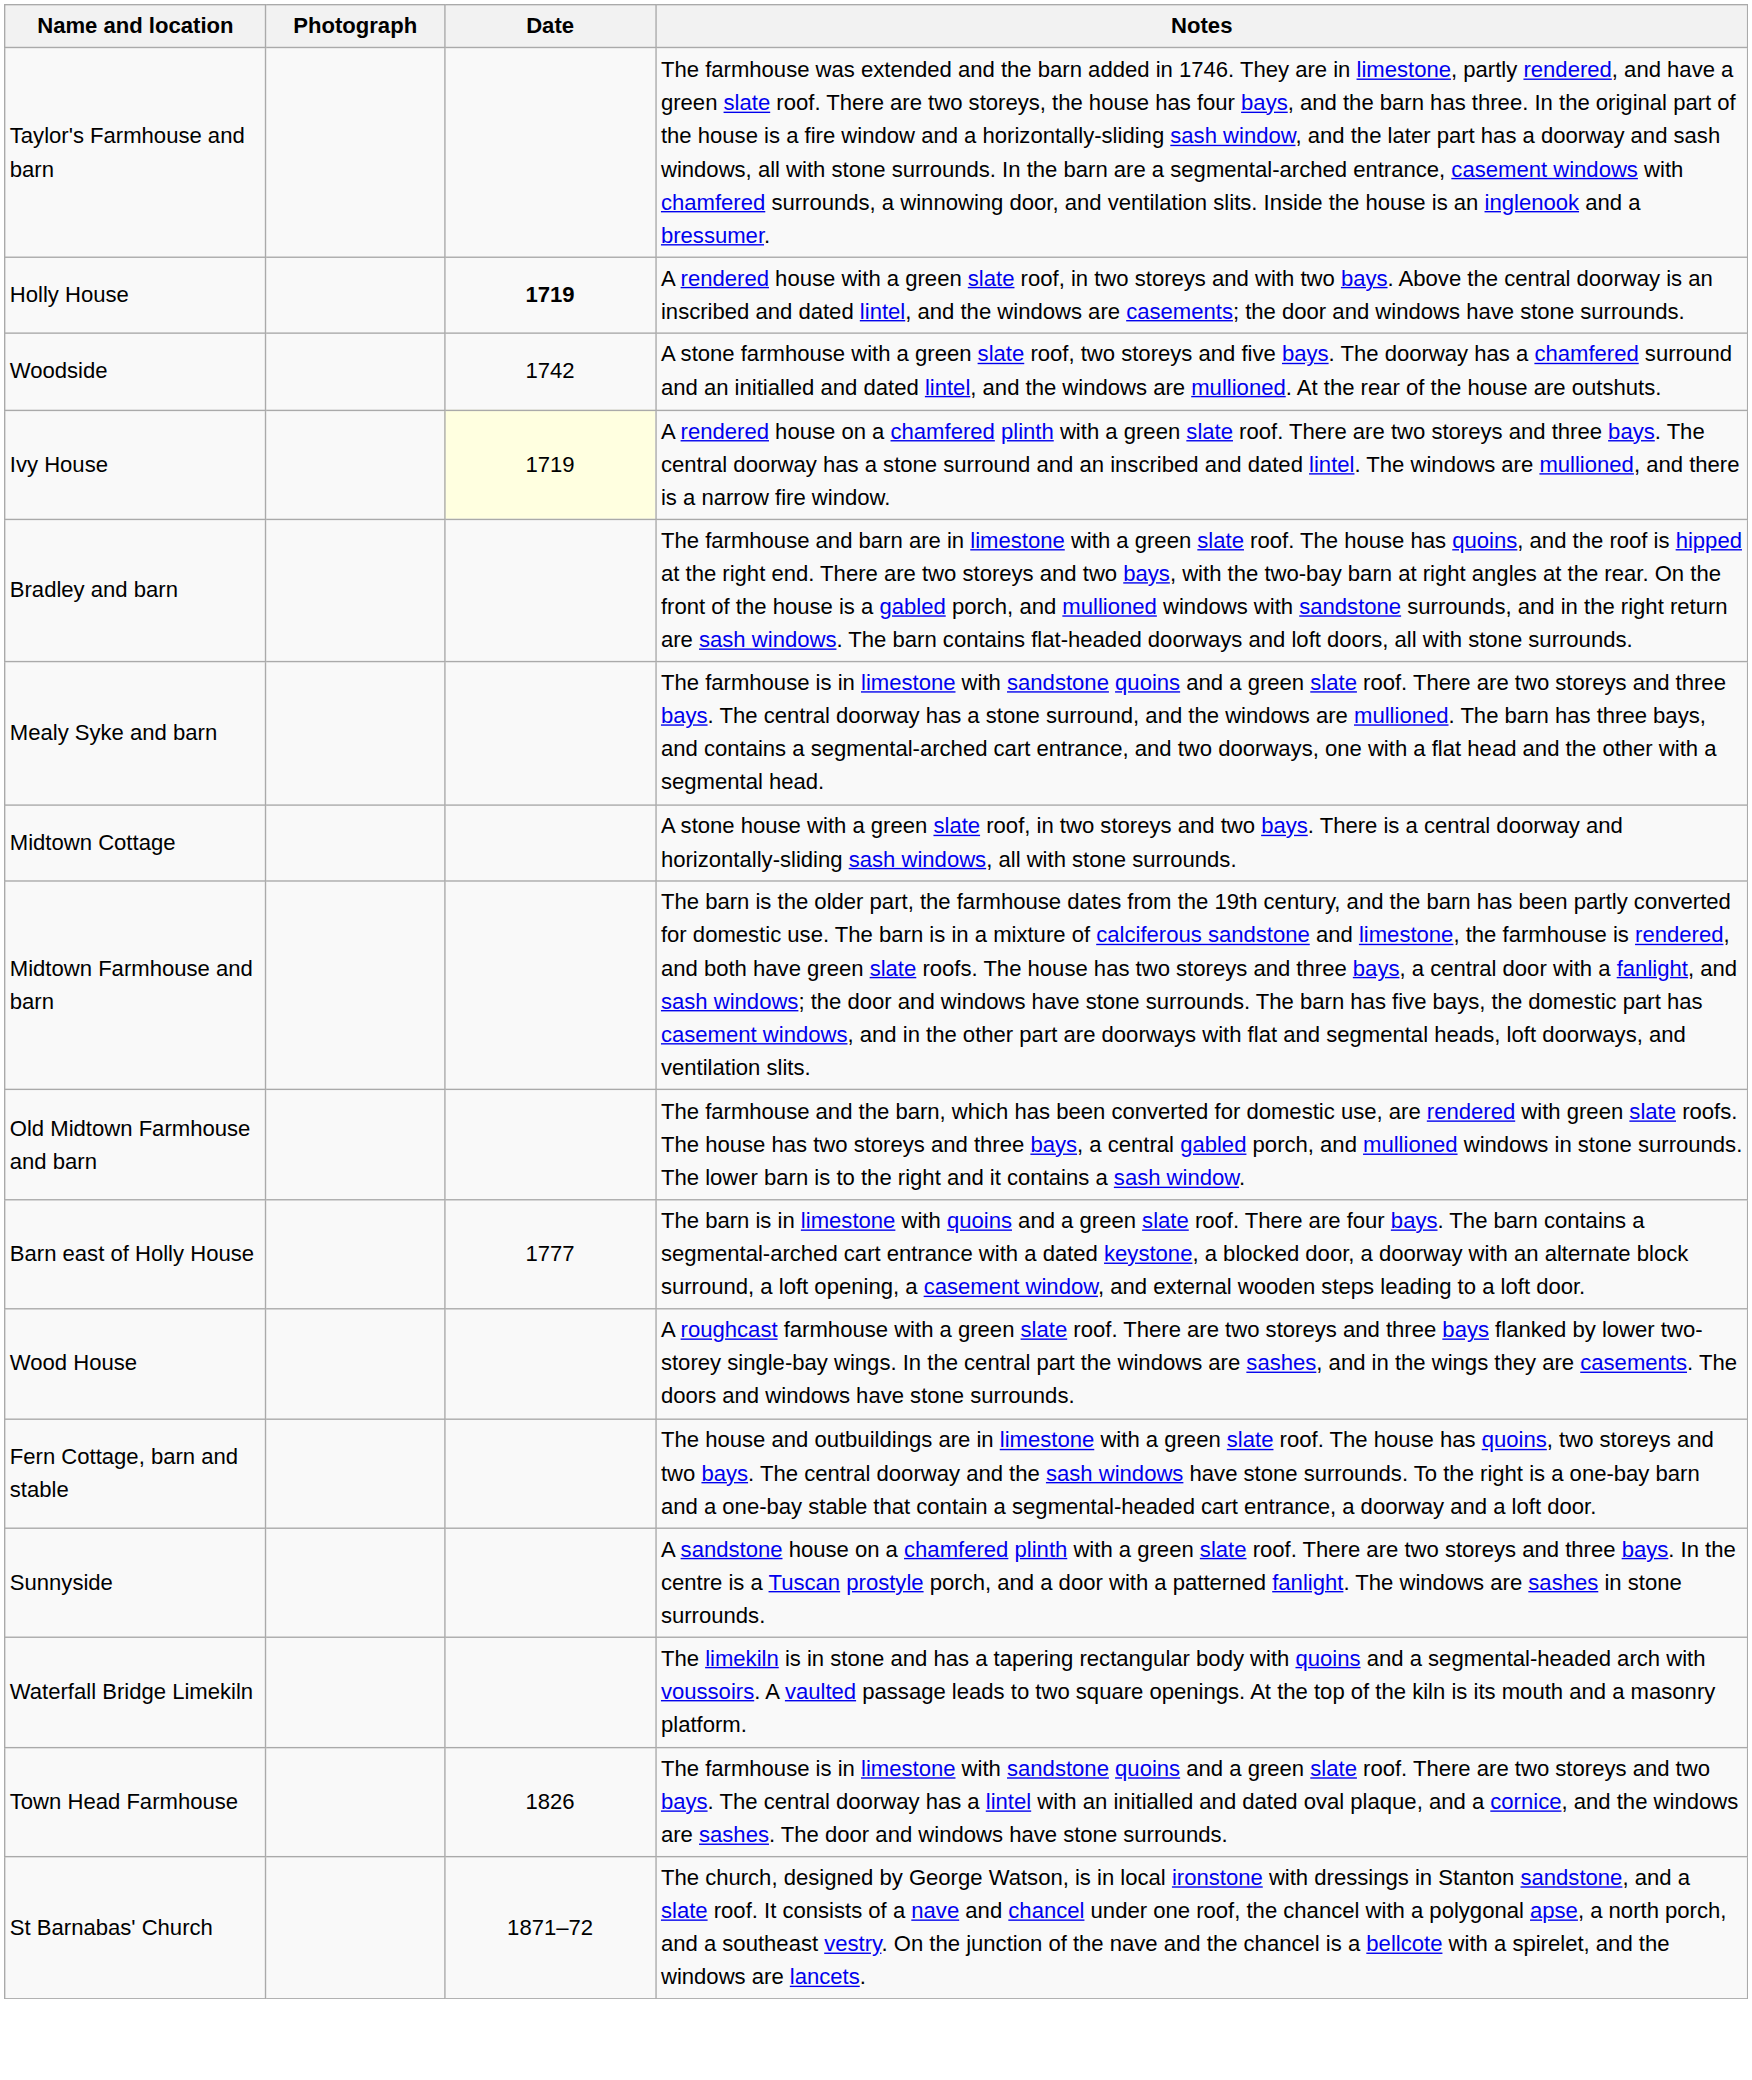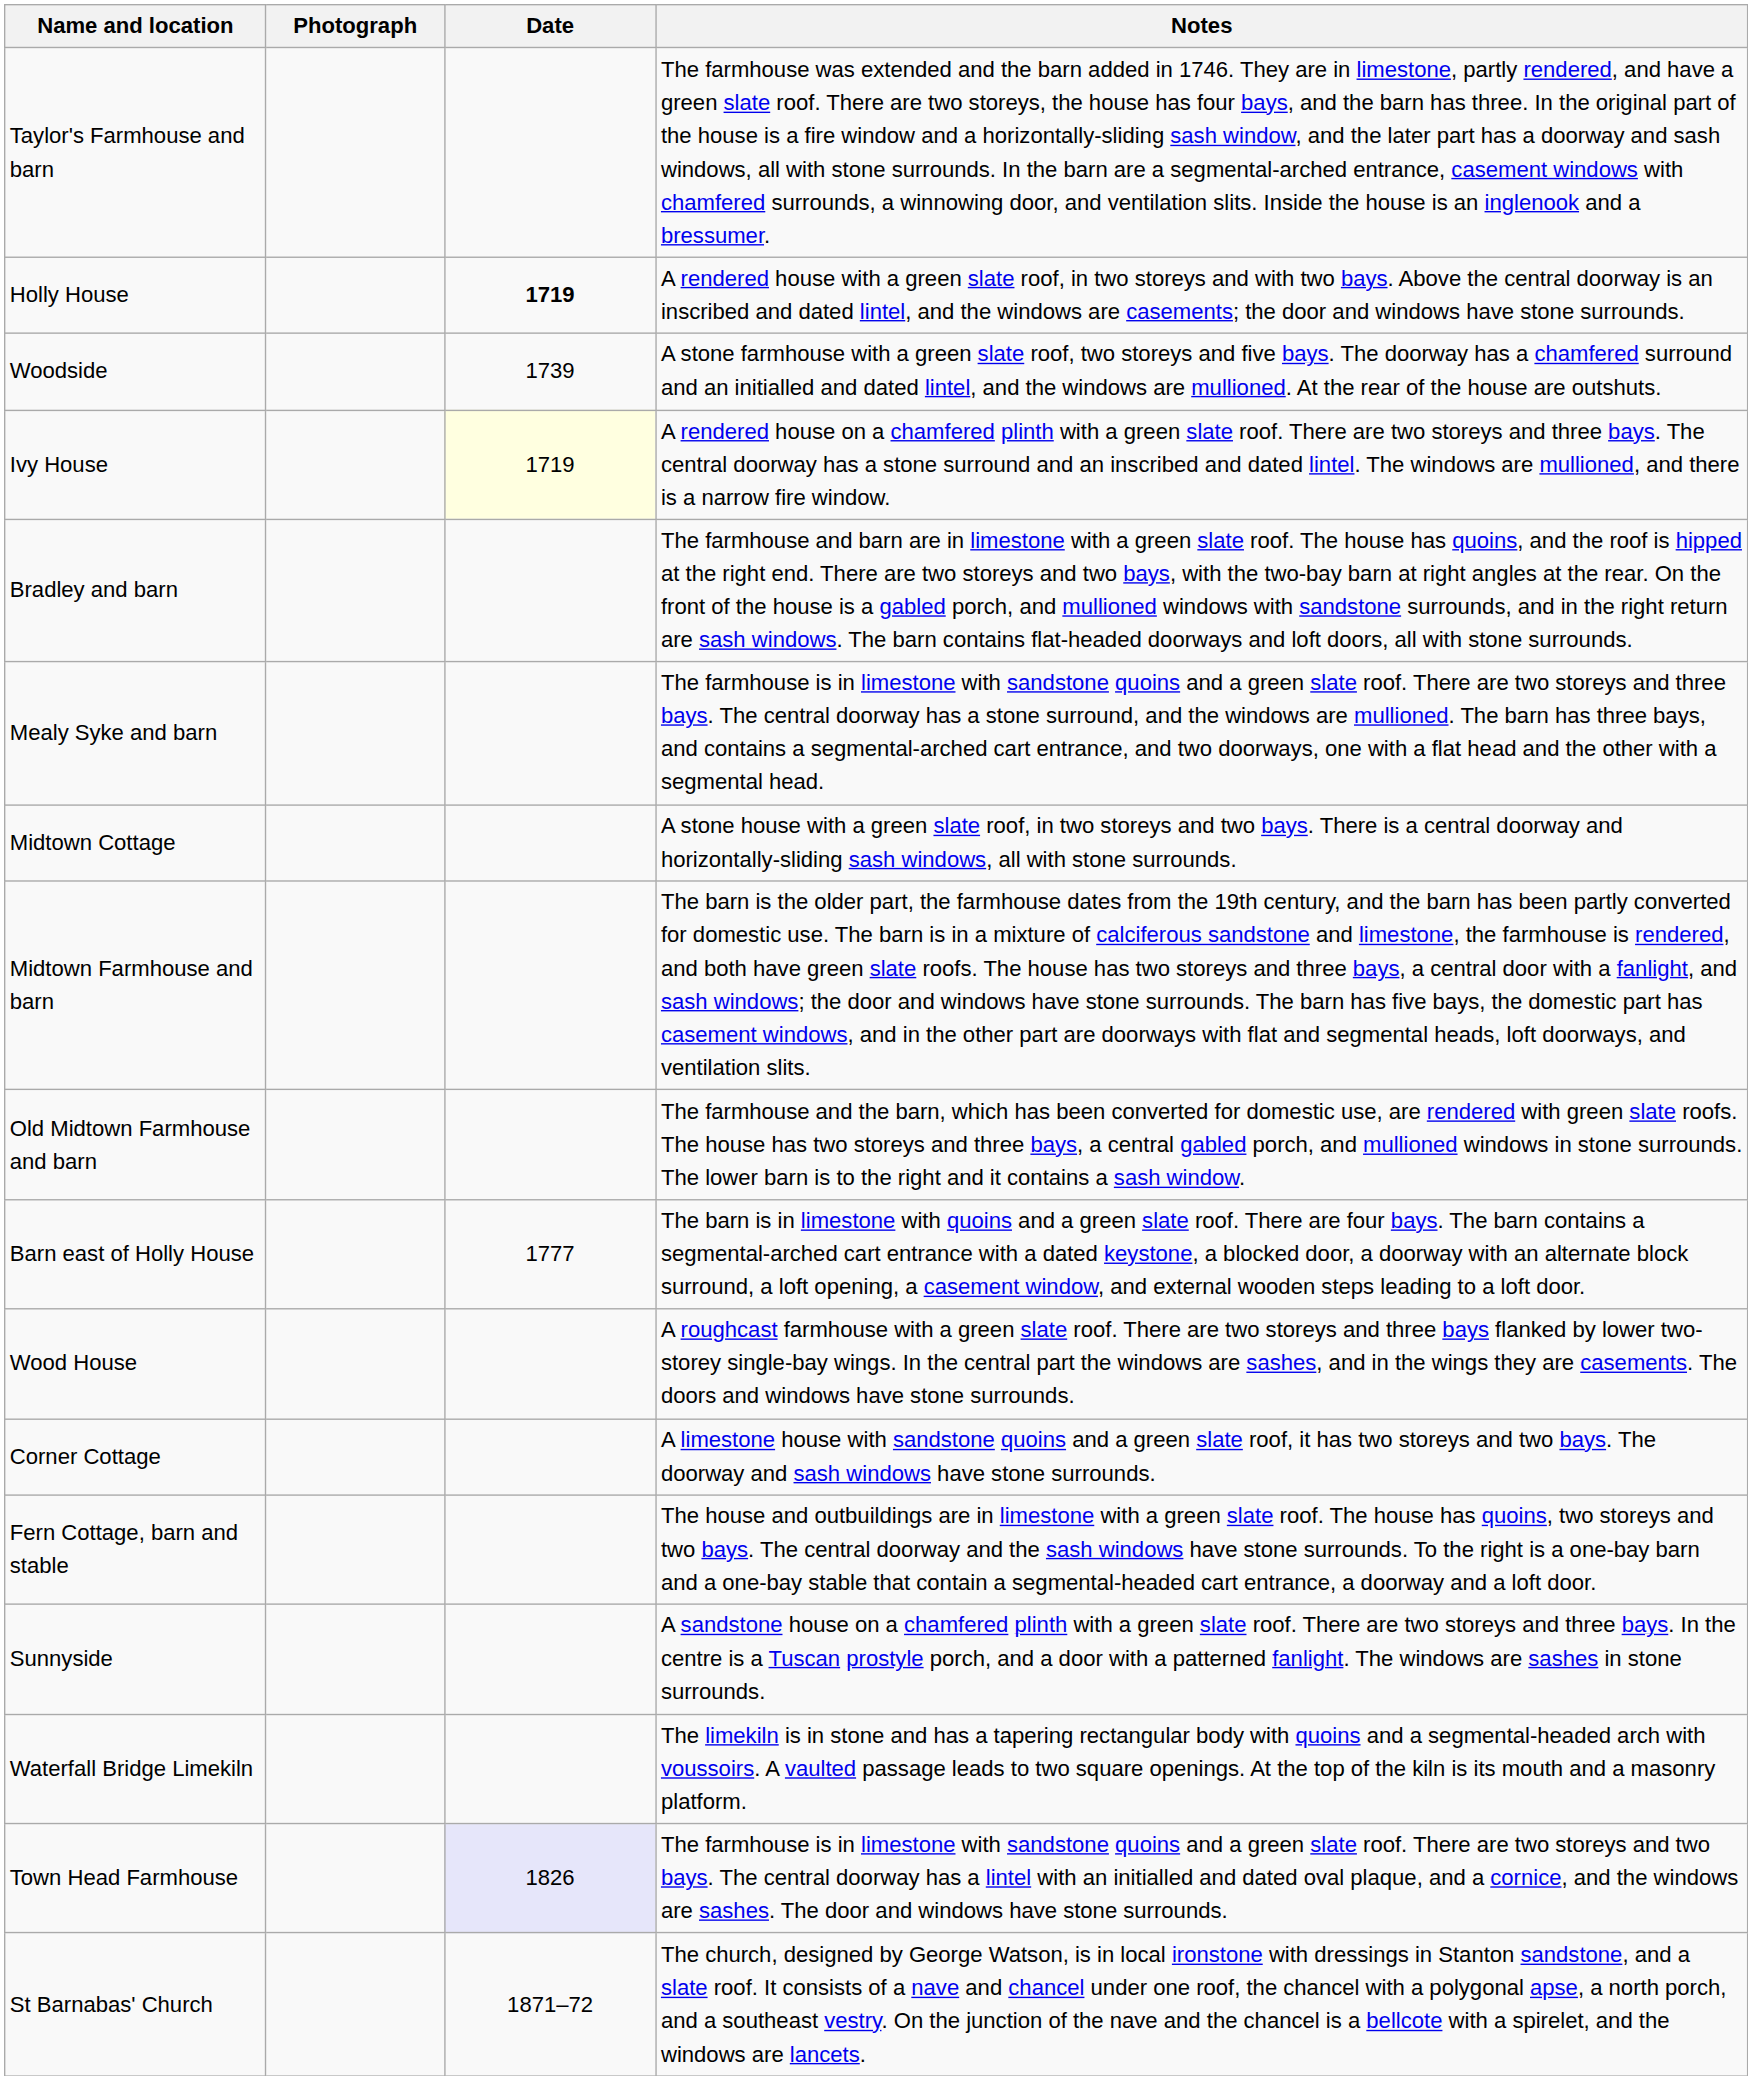(550, 371) 1742 -> (550, 371) 1739
+ row: (85, 1456)
(550, 1801) no background -> (550, 1878) lavender background
